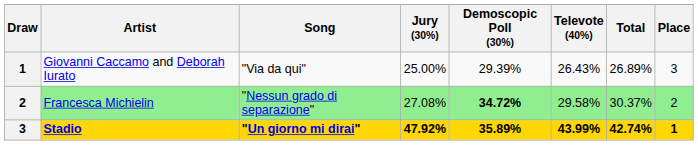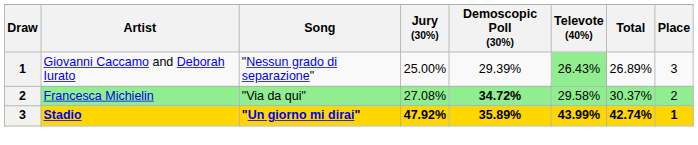(274, 69) "Via da qui" -> (289, 69) "Nessun grado di separazione"
(579, 69) no background -> (579, 69) lightgreen background
(289, 103) "Nessun grado di separazione" -> (274, 96) "Via da qui"
